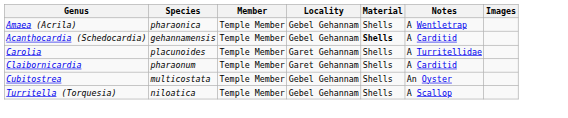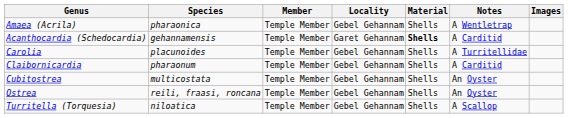(324, 38) Gebel Gehannam -> (369, 38) Garet Gehannam
(324, 52) Garet Gehannam -> (369, 52) Gebel Gehannam
(324, 65) Garet Gehannam -> (369, 65) Gebel Gehannam
+ row: (21, 92)
